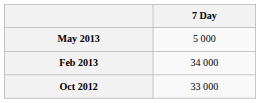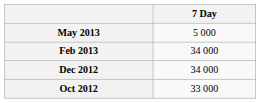+ row: (79, 70)
